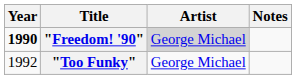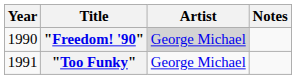(23, 39) bold -> (23, 39) normal
(23, 62) 1992 -> (23, 62) 1991
